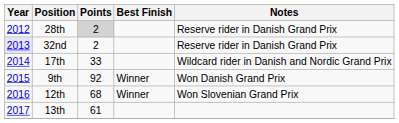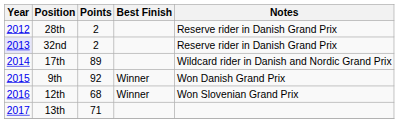(96, 29) lightgrey background -> (96, 29) no background
(96, 62) 33 -> (96, 62) 89
(96, 111) 61 -> (96, 111) 71
